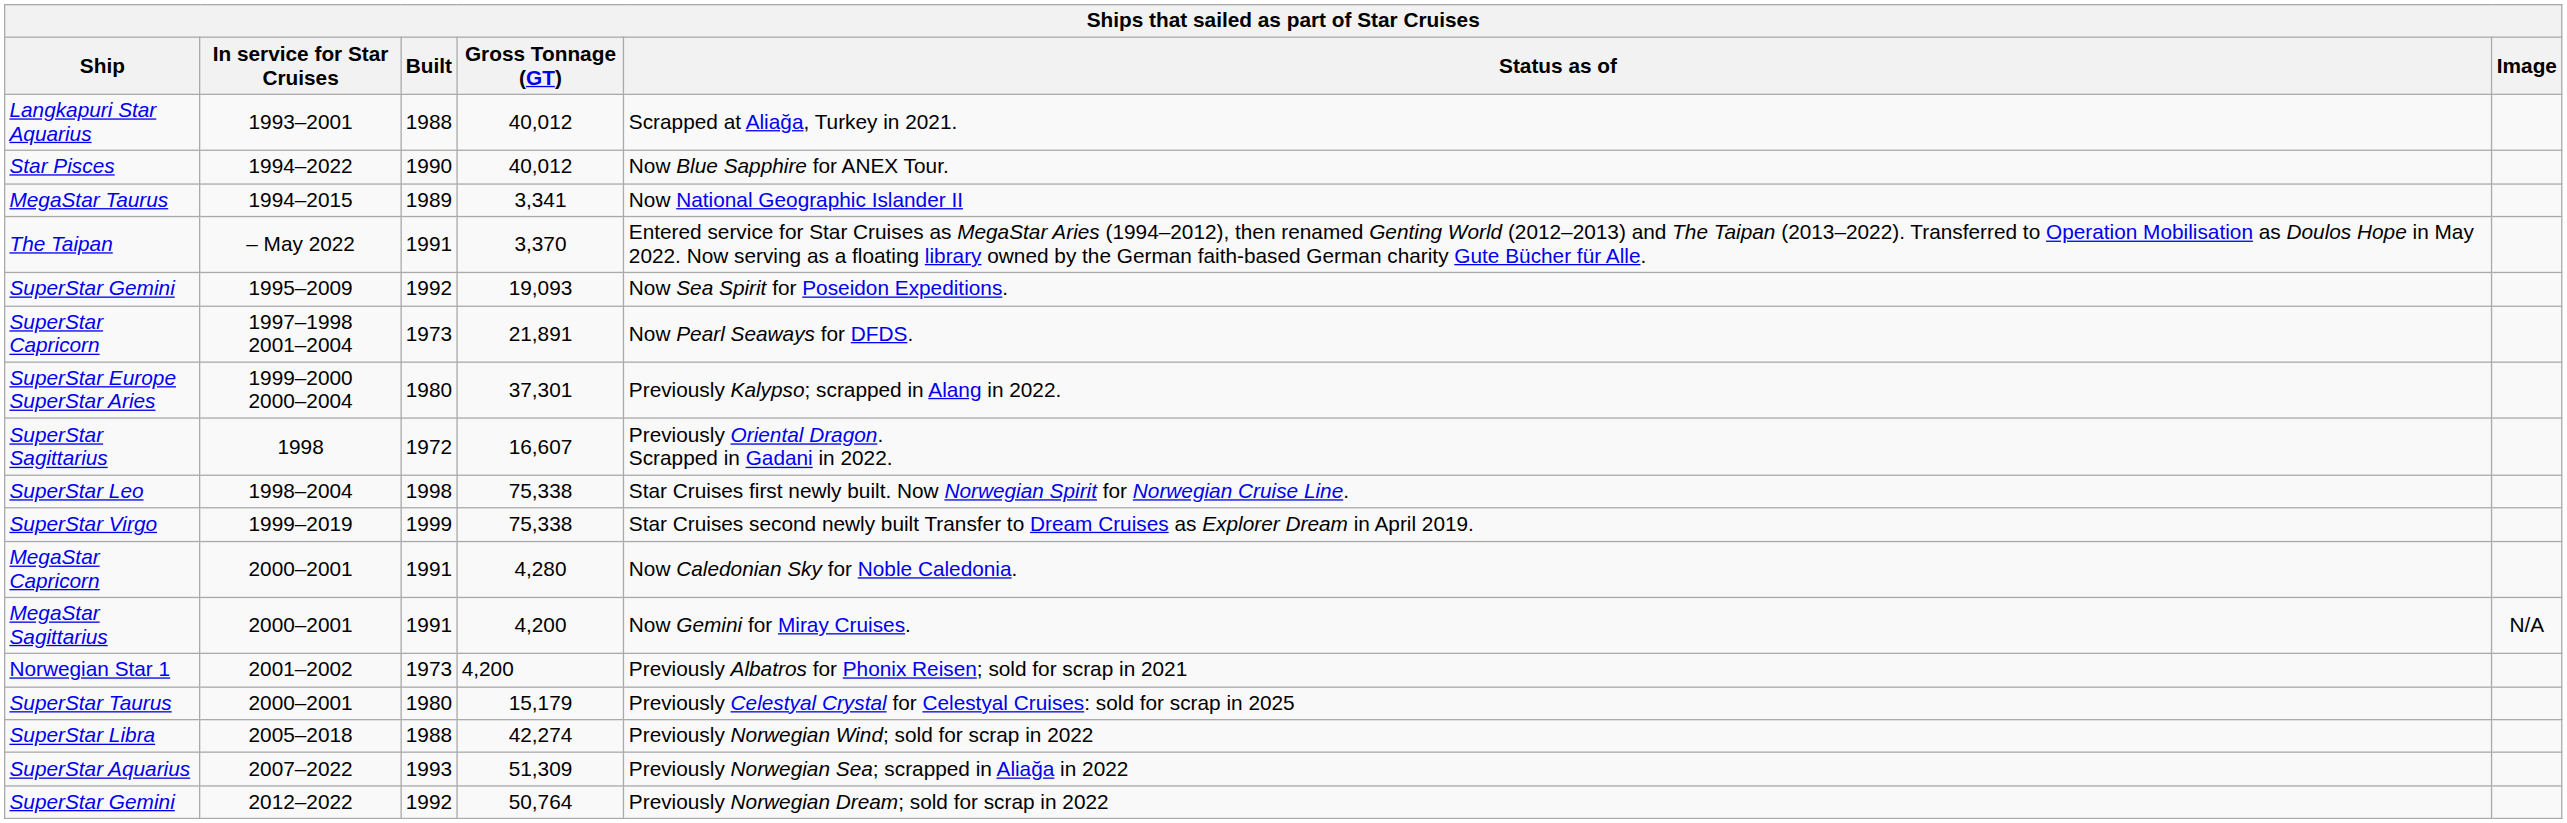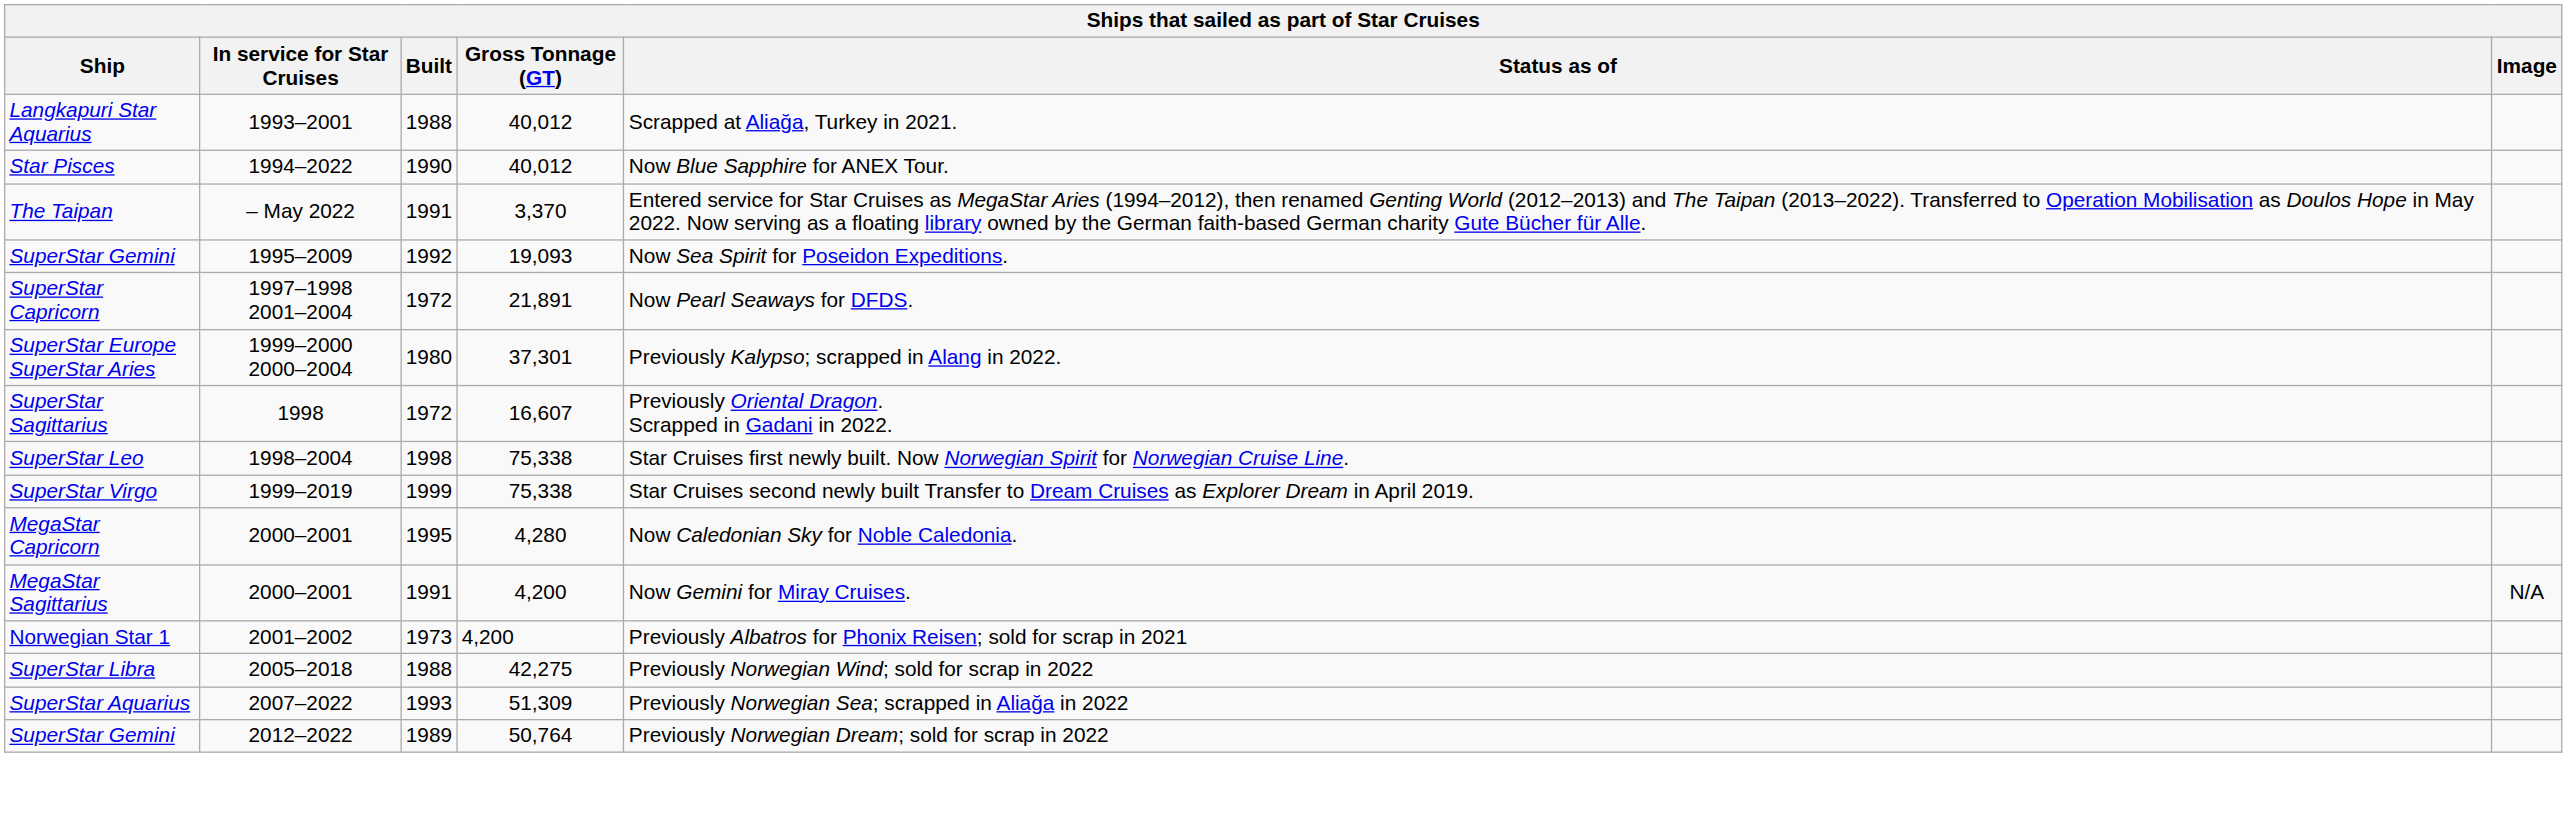- row: (89, 199)
(429, 333) 1973 -> (429, 300) 1972
(429, 568) 1991 -> (429, 535) 1995
- row: (91, 703)
(540, 735) 42,274 -> (540, 670) 42,275
(429, 801) 1992 -> (429, 735) 1989
